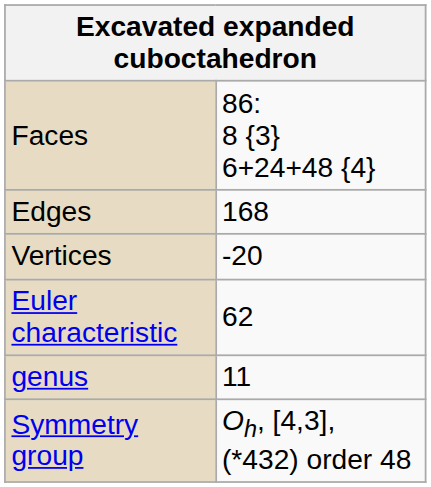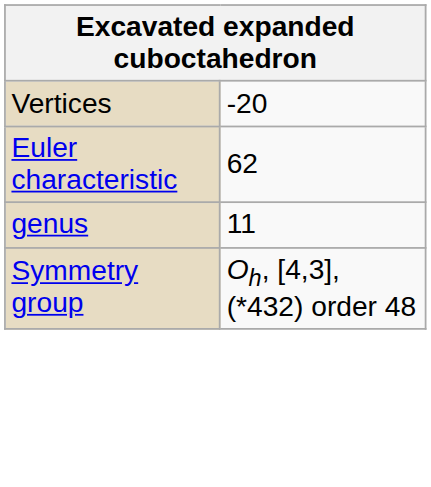- row: (50, 135)
- row: (51, 211)
